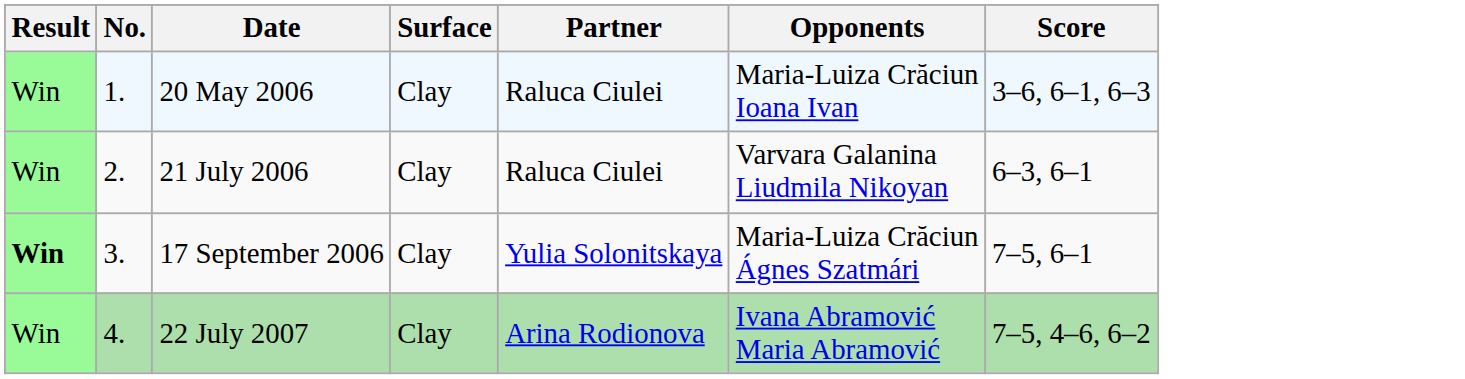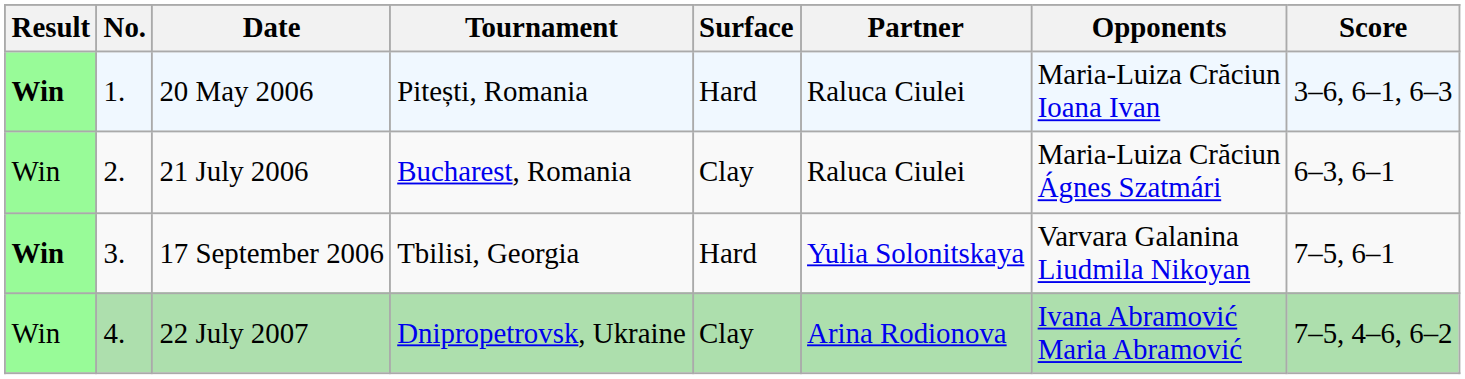+ column: (541, 27)
(36, 91) normal -> (38, 91) bold
(424, 91) Clay -> (728, 91) Hard
(842, 171) Varvara Galanina Liudmila Nikoyan -> (1159, 171) Maria-Luiza Crăciun Ágnes Szatmári
(424, 251) Clay -> (728, 251) Hard
(857, 251) Maria-Luiza Crăciun Ágnes Szatmári -> (1144, 251) Varvara Galanina Liudmila Nikoyan
